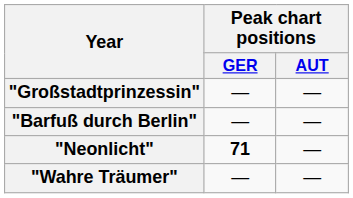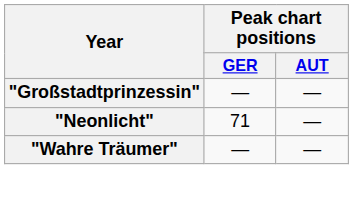- row: (104, 121)
(240, 149) bold -> (240, 121) normal
